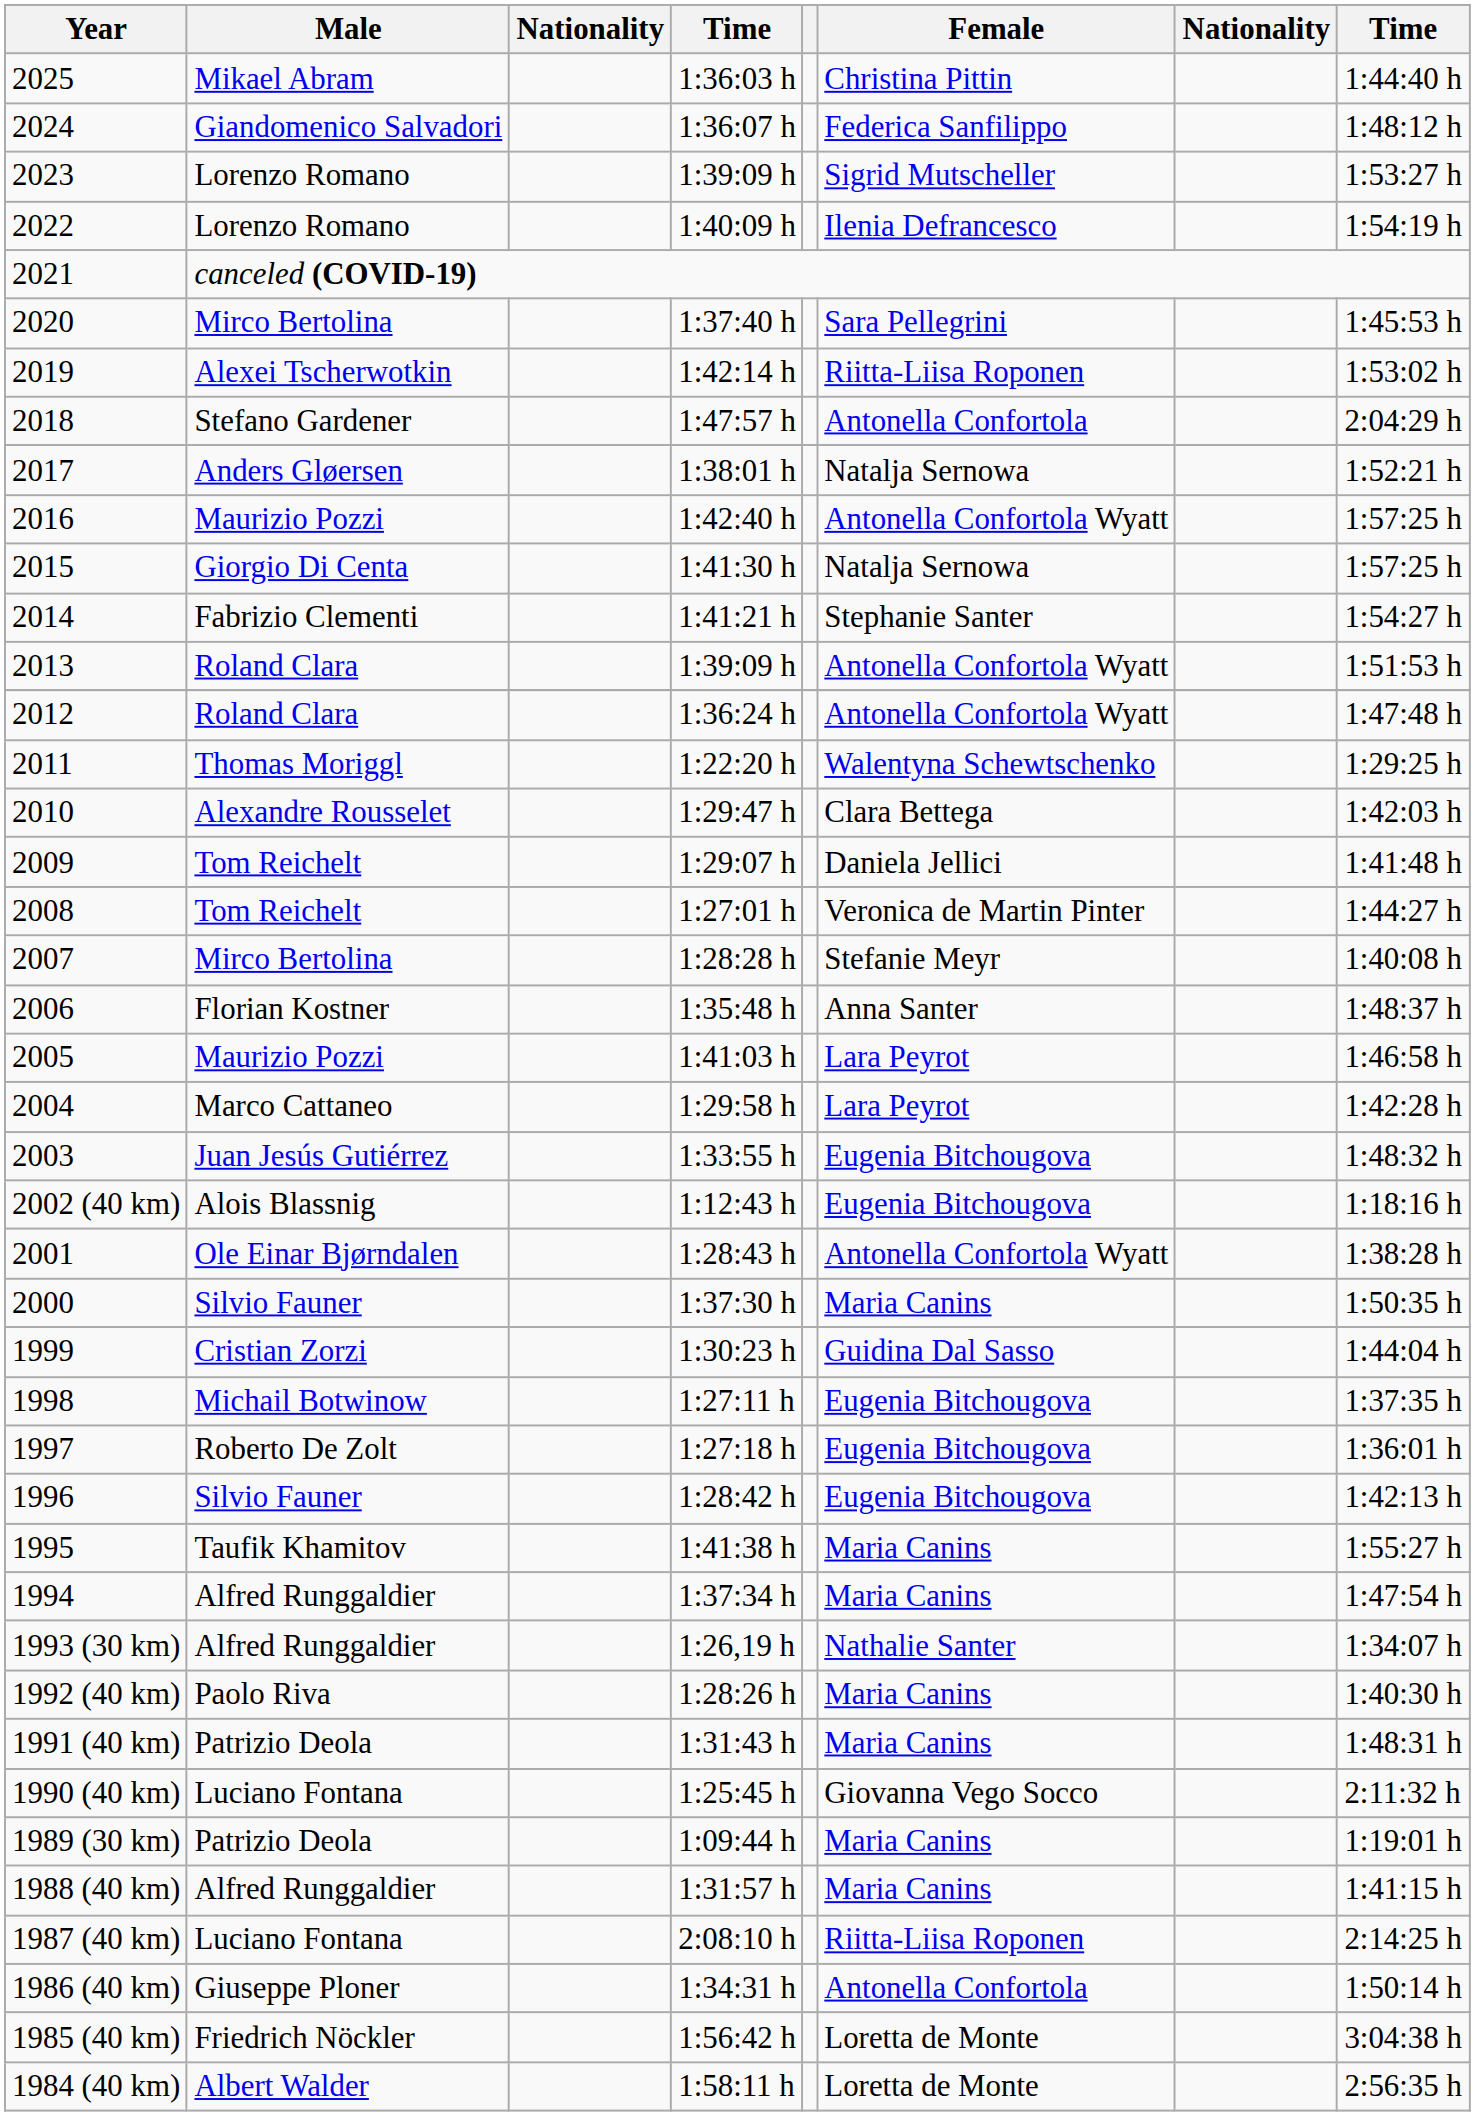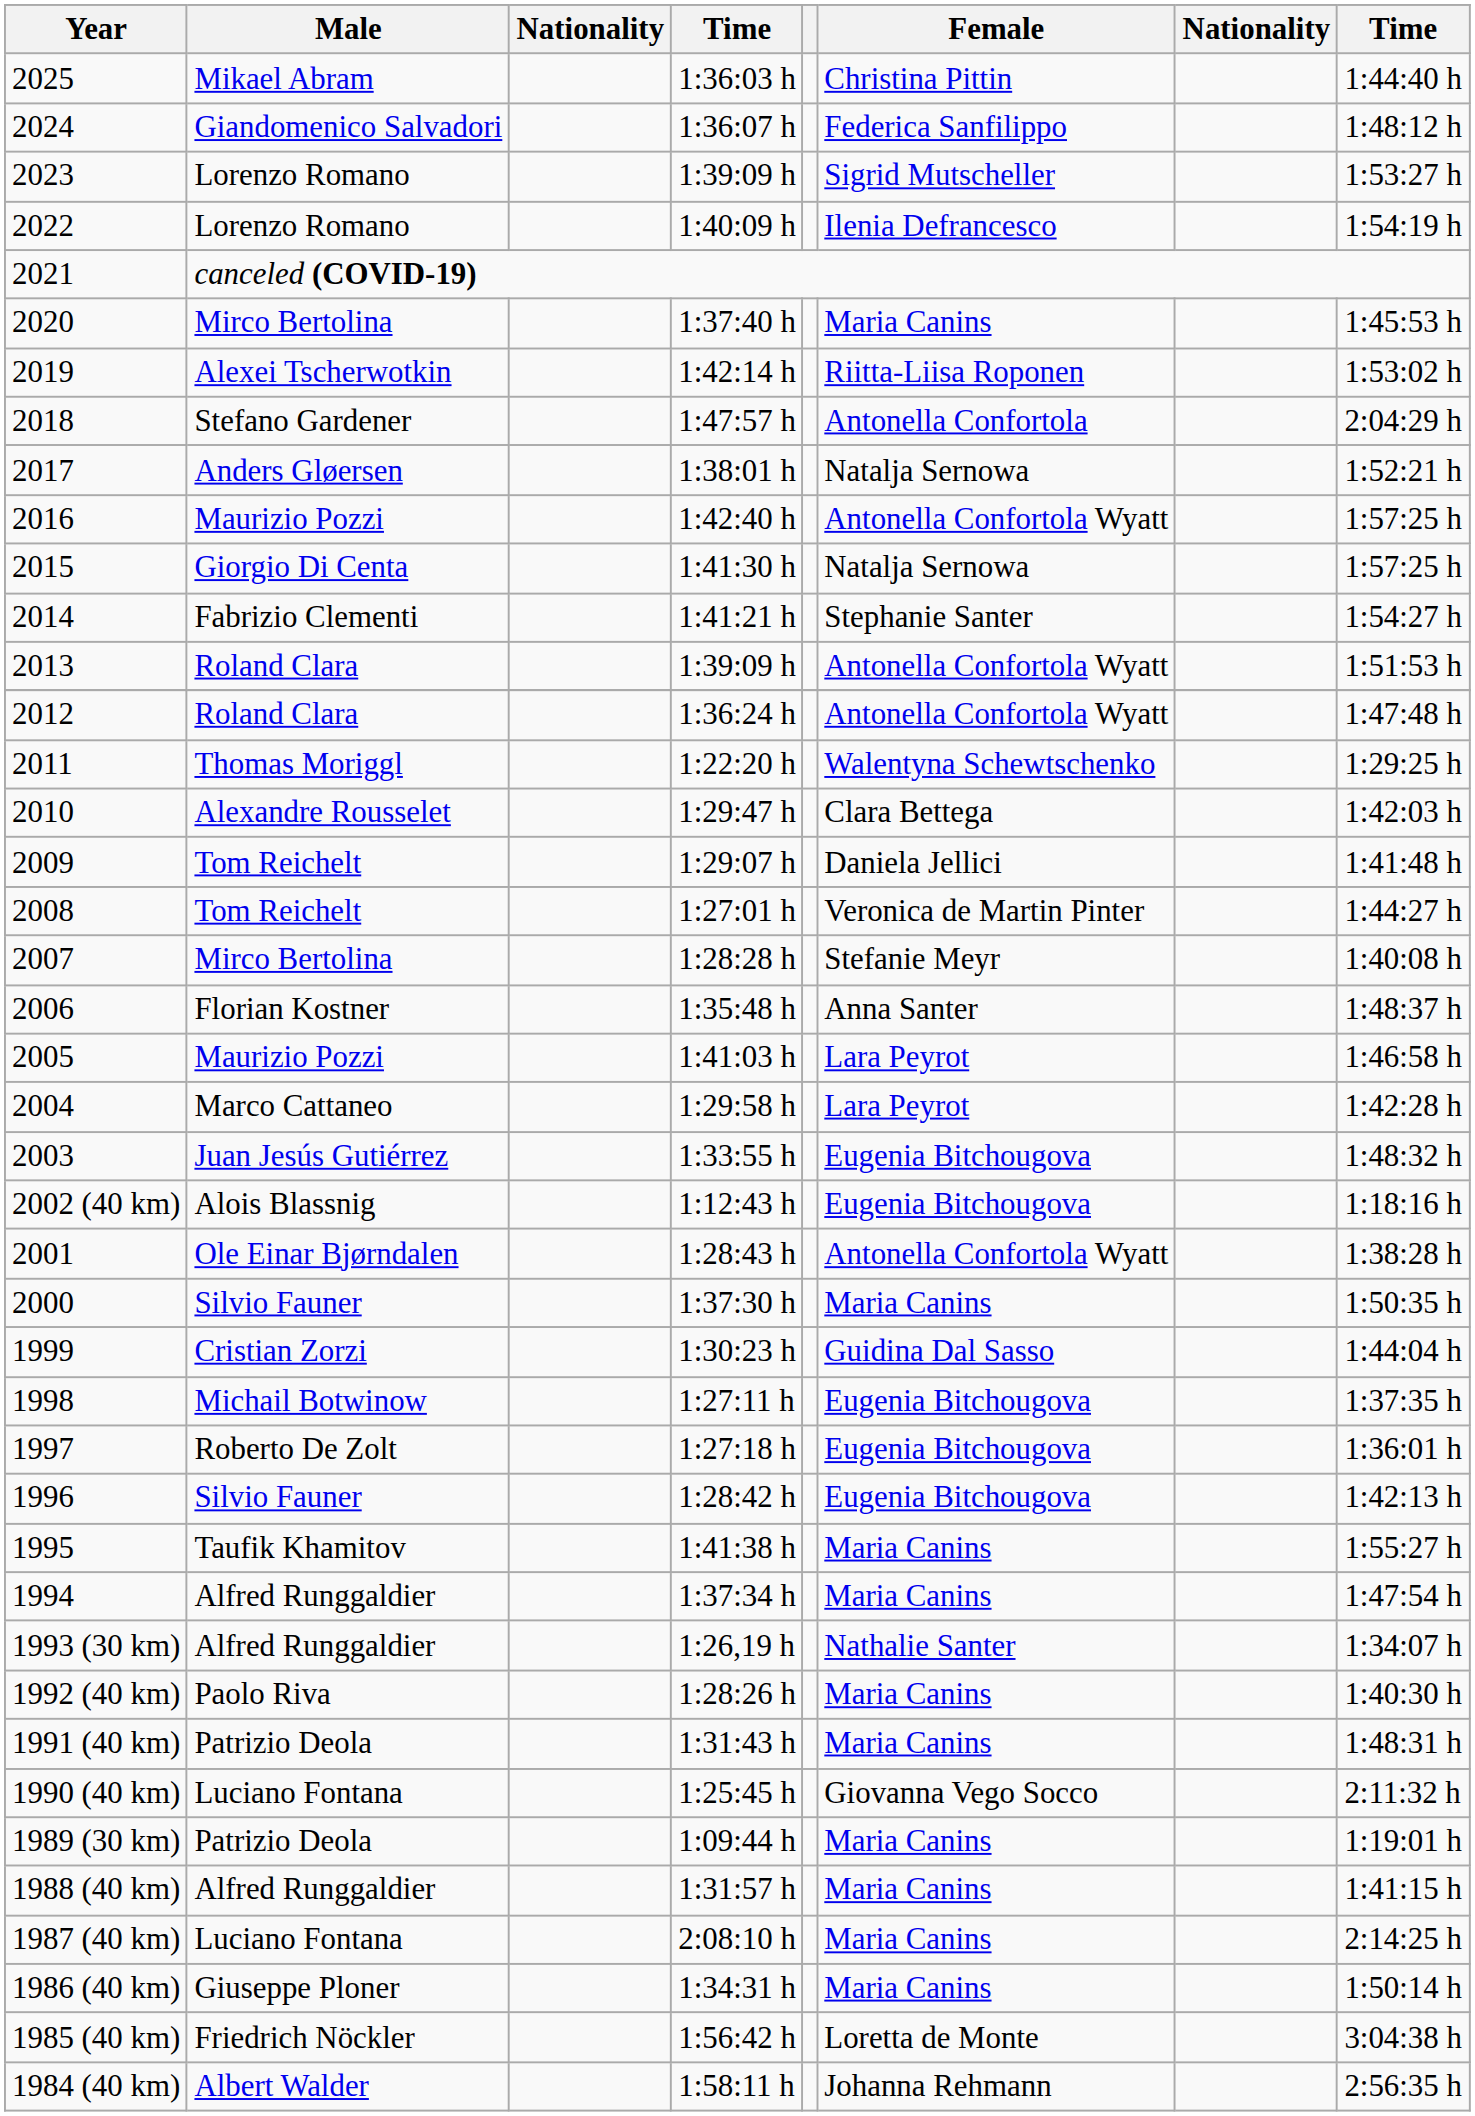(916, 322) Sara Pellegrini -> (908, 322) Maria Canins
(954, 1938) Riitta-Liisa Roponen -> (908, 1938) Maria Canins
(956, 1987) Antonella Confortola -> (908, 1987) Maria Canins
(932, 2085) Loretta de Monte -> (938, 2085) Johanna Rehmann
